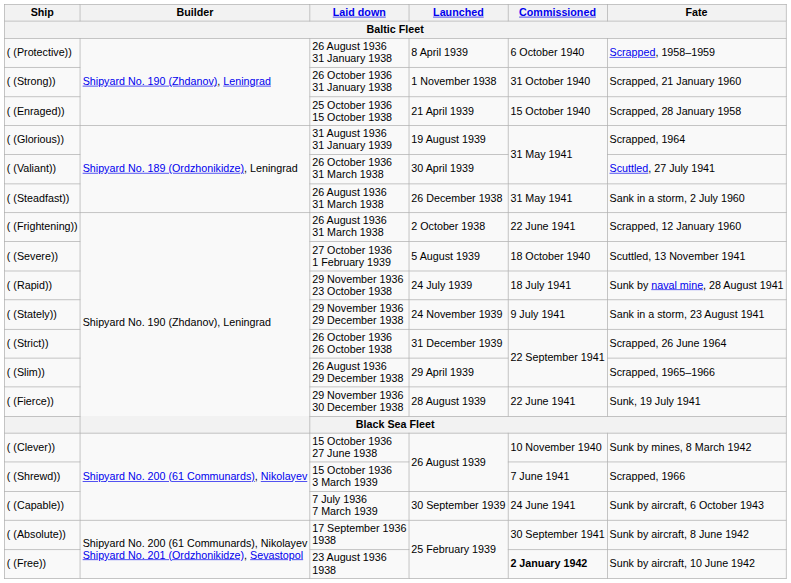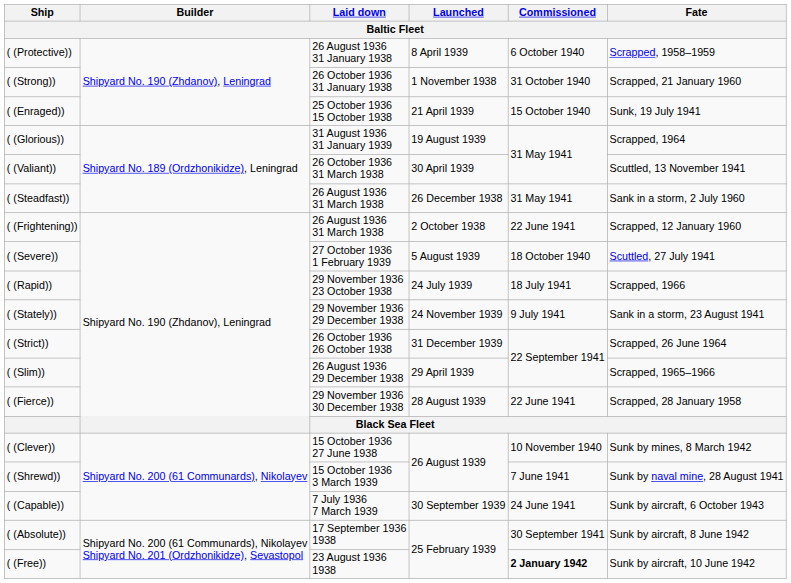(675, 111) Scrapped, 28 January 1958 -> (655, 111) Sunk, 19 July 1941
(662, 169) Scuttled, 27 July 1941 -> (677, 169) Scuttled, 13 November 1941
(677, 256) Scuttled, 13 November 1941 -> (662, 256) Scuttled, 27 July 1941
(697, 285) Sunk by naval mine, 28 August 1941 -> (647, 285) Scrapped, 1966
(655, 401) Sunk, 19 July 1941 -> (675, 401) Scrapped, 28 January 1958
(647, 476) Scrapped, 1966 -> (697, 476) Sunk by naval mine, 28 August 1941
